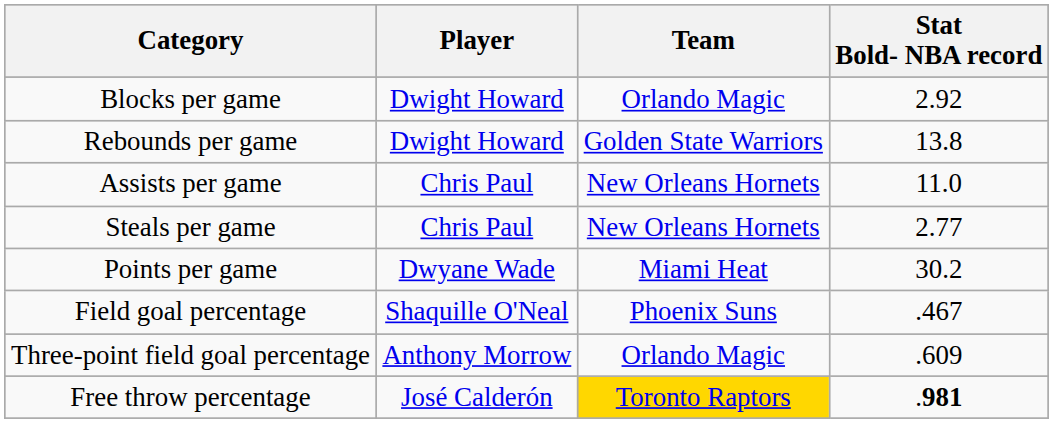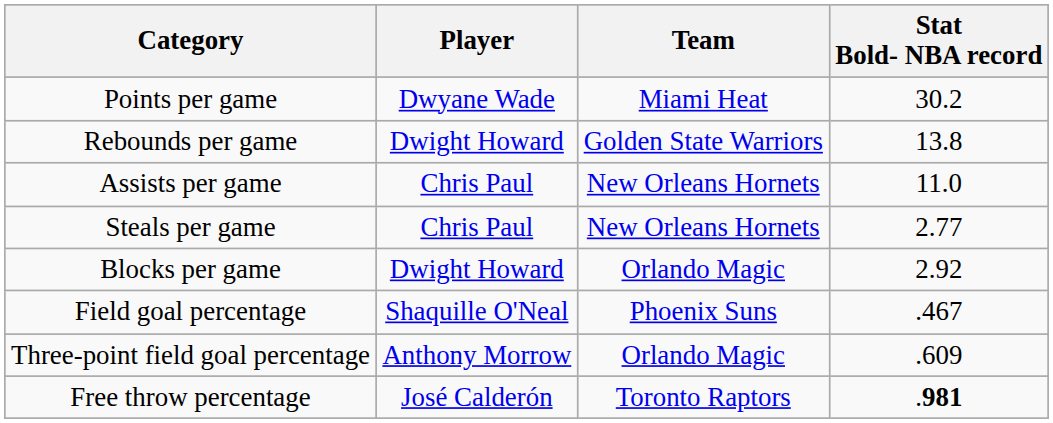rows swapped: (191, 269) <-> (191, 98)
(703, 397) gold background -> (703, 397) no background
